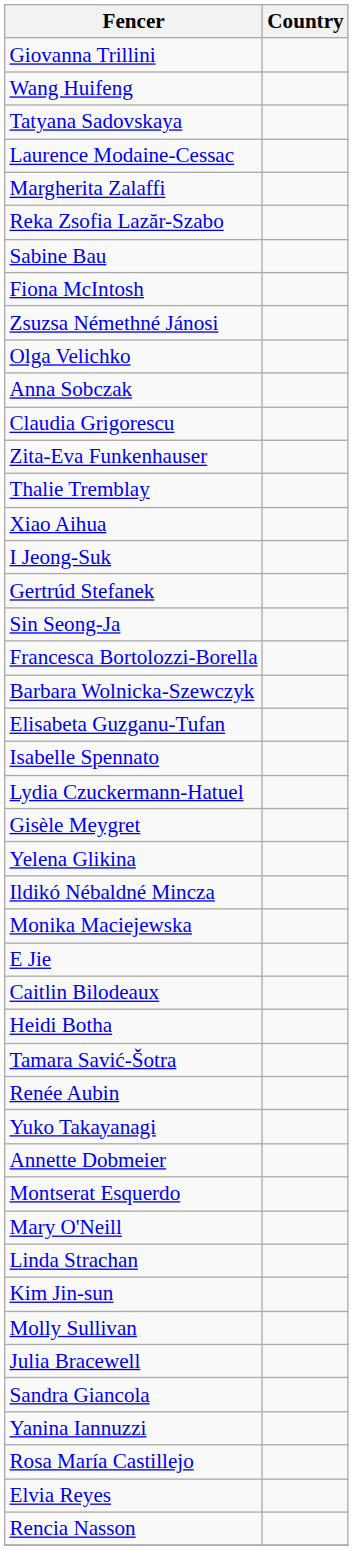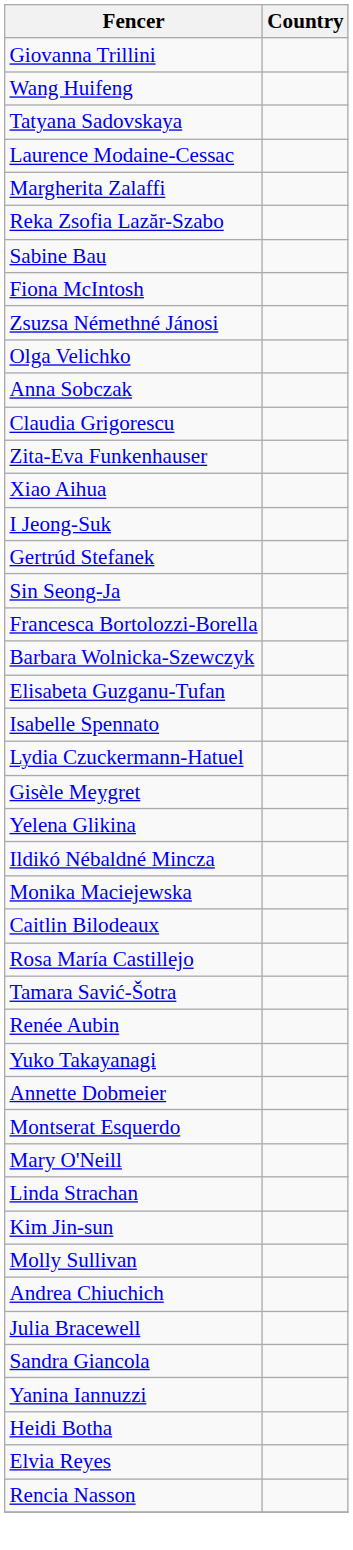- row: (80, 490)
- row: (30, 959)
rows swapped: (102, 1461) <-> (61, 1026)
+ row: (87, 1294)
